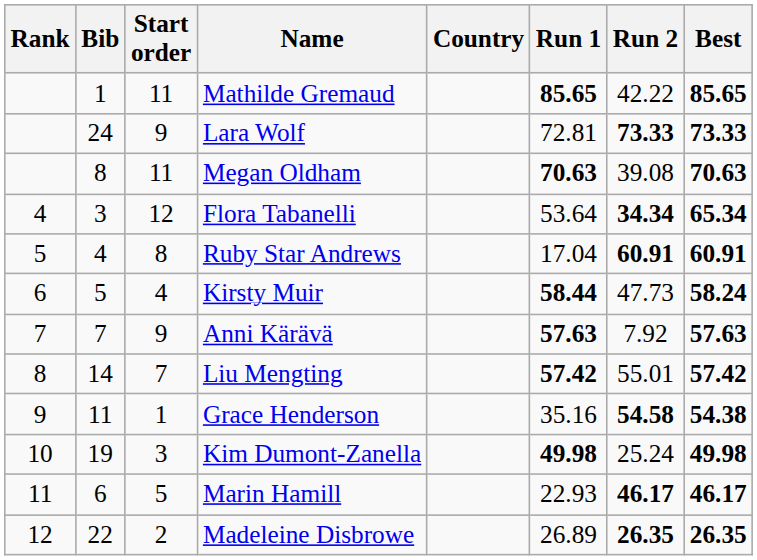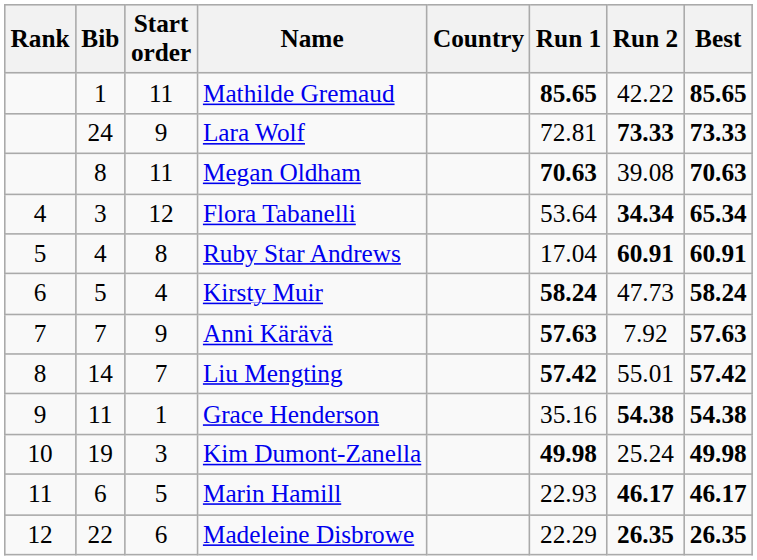(569, 293) 58.44 -> (569, 293) 58.24
(646, 413) 54.58 -> (646, 413) 54.38
(161, 534) 2 -> (161, 534) 6
(569, 534) 26.89 -> (569, 534) 22.29
